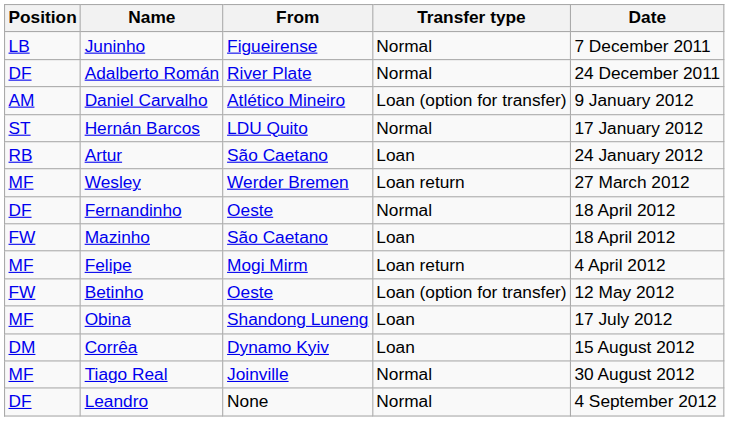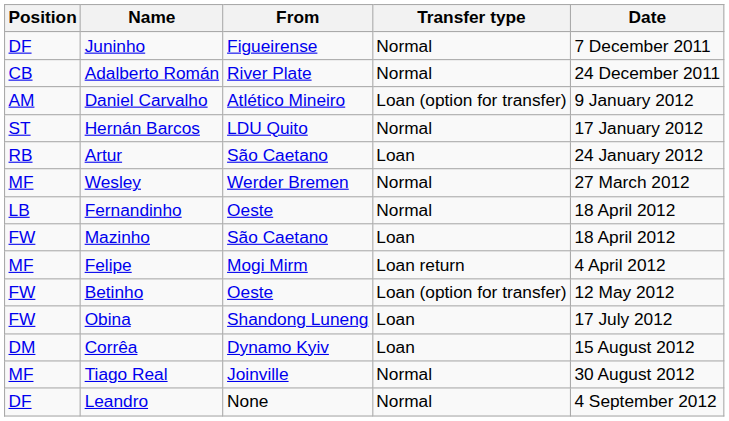(19, 45) LB -> (20, 45) DF
(20, 73) DF -> (21, 73) CB
(421, 182) Loan return -> (404, 182) Normal
(20, 210) DF -> (19, 210) LB
(21, 319) MF -> (22, 319) FW
